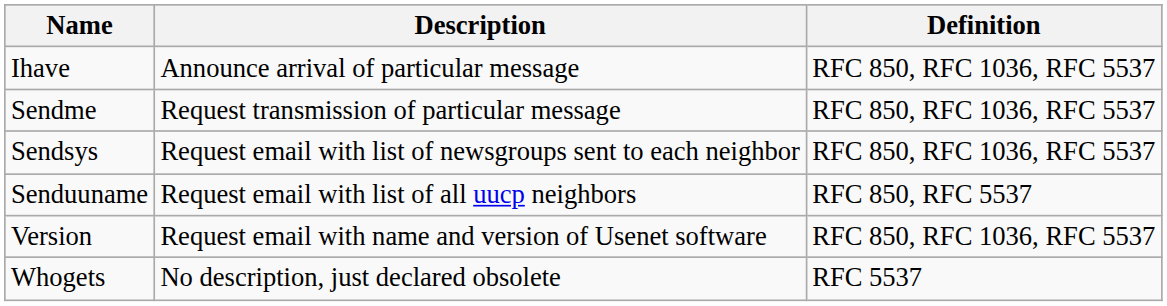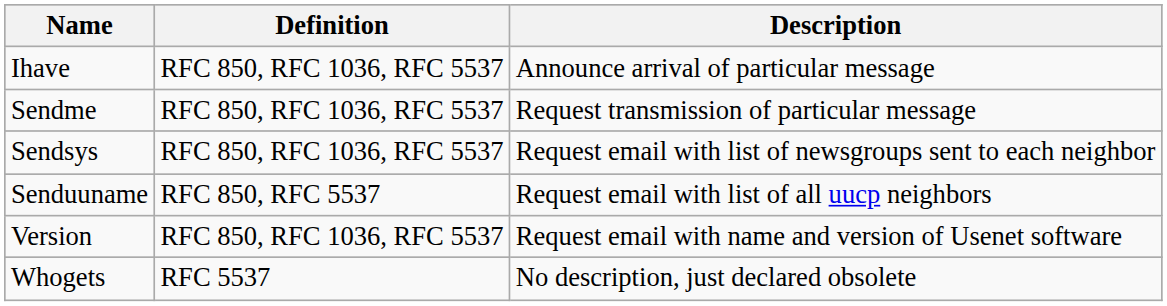columns swapped: (984, 25) <-> (480, 25)
